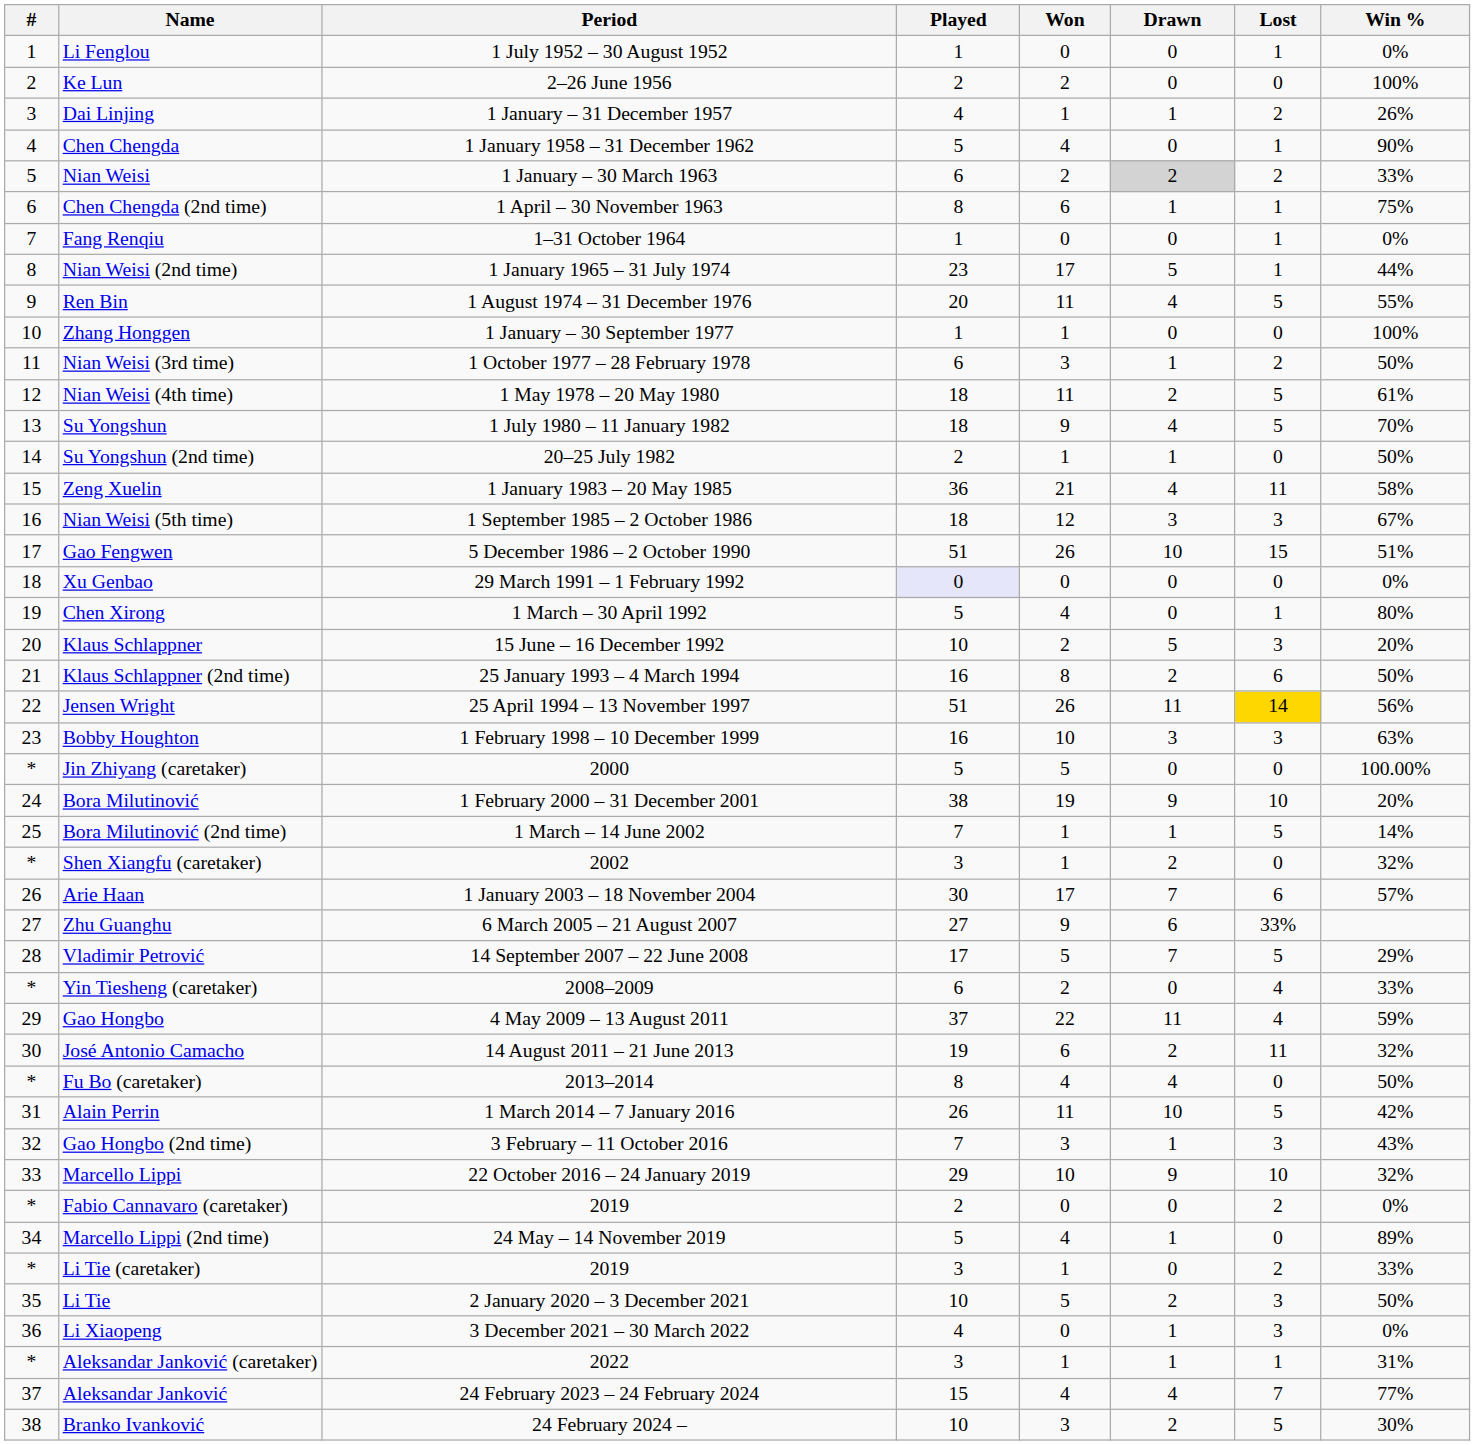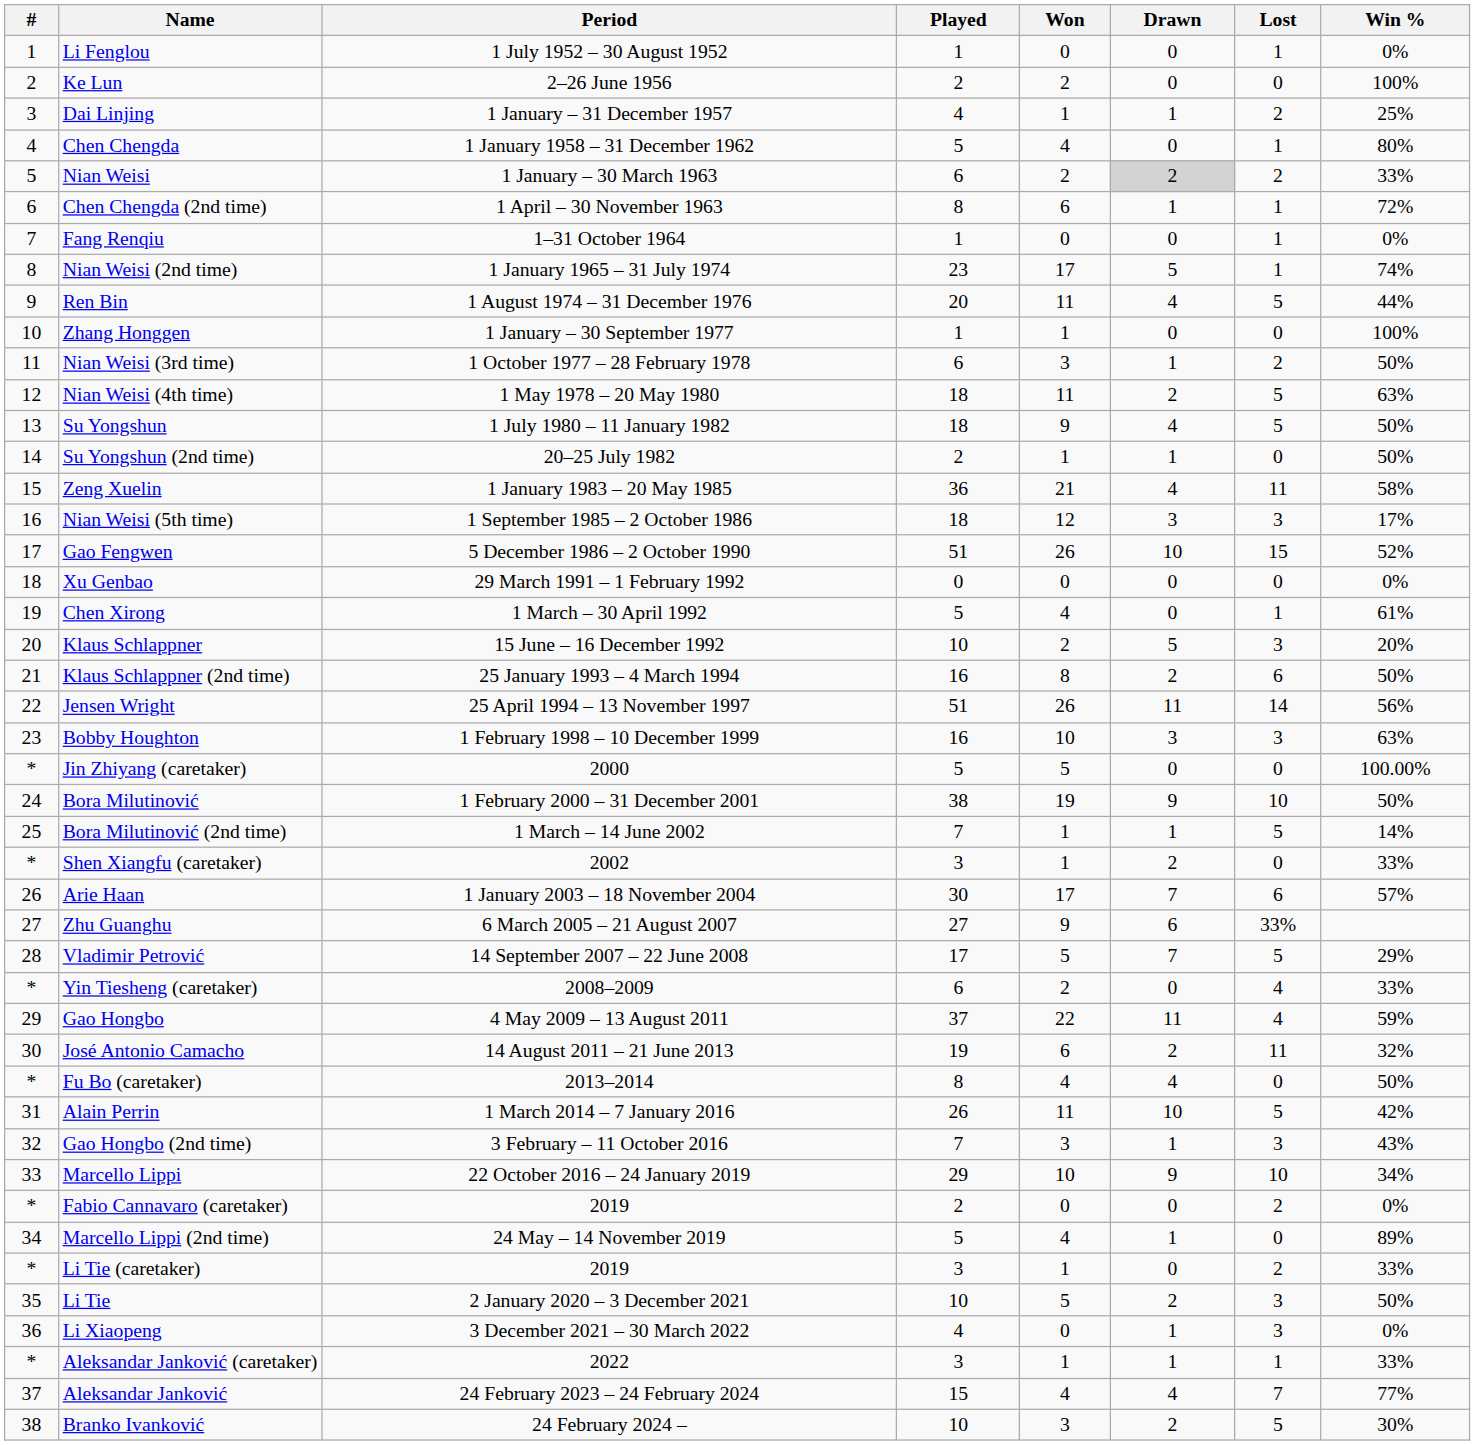(1395, 113) 26% -> (1395, 113) 25%
(1395, 144) 90% -> (1395, 144) 80%
(1395, 207) 75% -> (1395, 207) 72%
(1395, 269) 44% -> (1395, 269) 74%
(1395, 301) 55% -> (1395, 301) 44%
(1395, 394) 61% -> (1395, 394) 63%
(1395, 425) 70% -> (1395, 425) 50%
(1395, 519) 67% -> (1395, 519) 17%
(1395, 550) 51% -> (1395, 550) 52%
(958, 581) lavender background -> (958, 581) no background
(1395, 613) 80% -> (1395, 613) 61%
(1278, 706) gold background -> (1278, 706) no background
(1395, 800) 20% -> (1395, 800) 50%
(1395, 862) 32% -> (1395, 862) 33%
(1395, 1174) 32% -> (1395, 1174) 34%
(1395, 1362) 31% -> (1395, 1362) 33%
